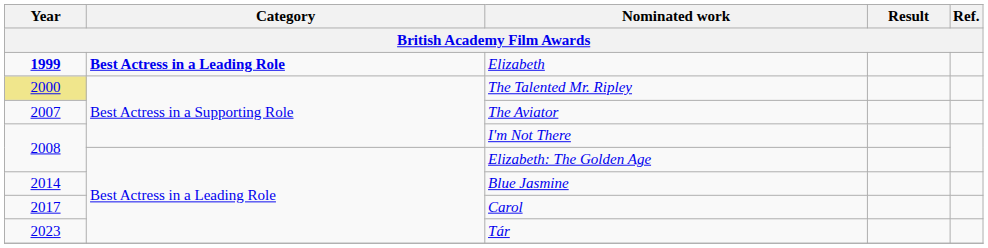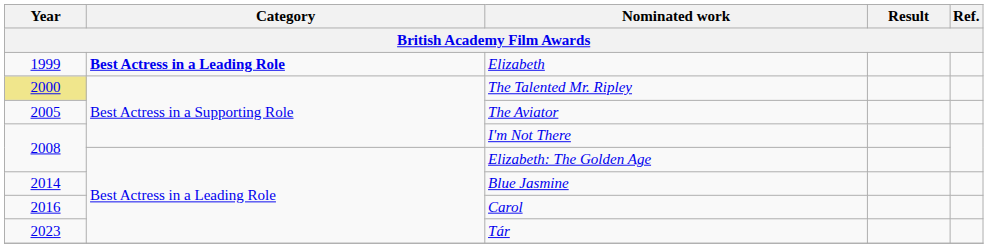(46, 64) bold -> (46, 64) normal
(46, 111) 2007 -> (46, 111) 2005
(46, 207) 2017 -> (46, 207) 2016
